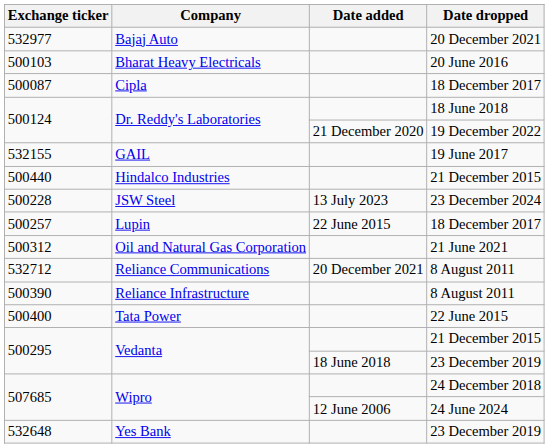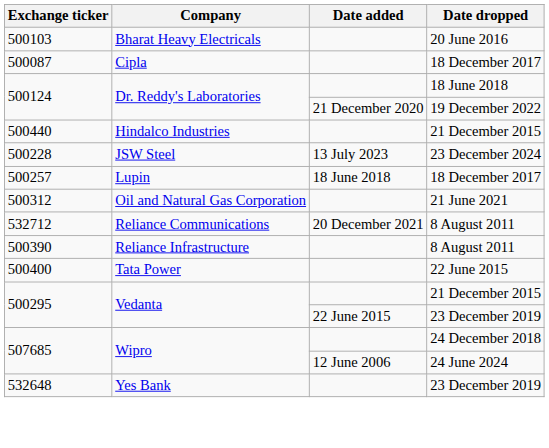- row: (30, 39)
- row: (30, 154)
(352, 223) 22 June 2015 -> (352, 177) 18 June 2018
(352, 362) 18 June 2018 -> (352, 316) 22 June 2015
